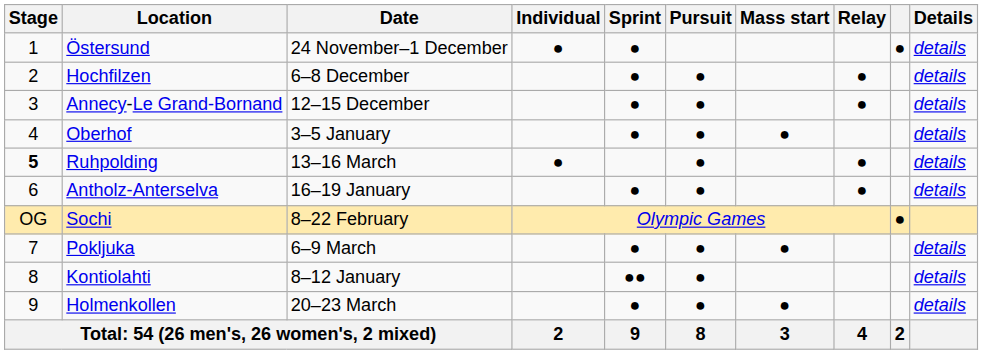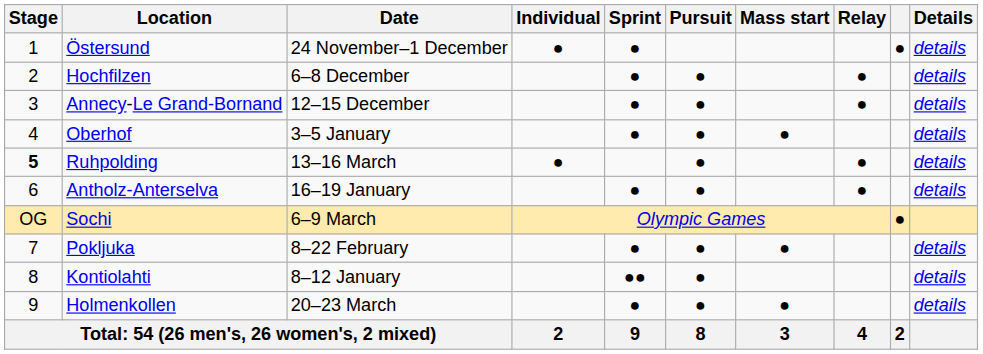(350, 219) 8–22 February -> (333, 219) 6–9 March
(333, 248) 6–9 March -> (350, 248) 8–22 February
